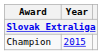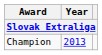(75, 42) 2015 -> (75, 42) 2013
